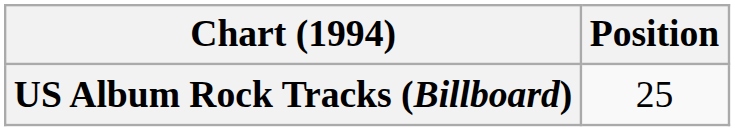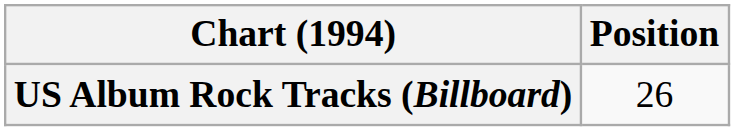(654, 93) 25 -> (654, 93) 26
